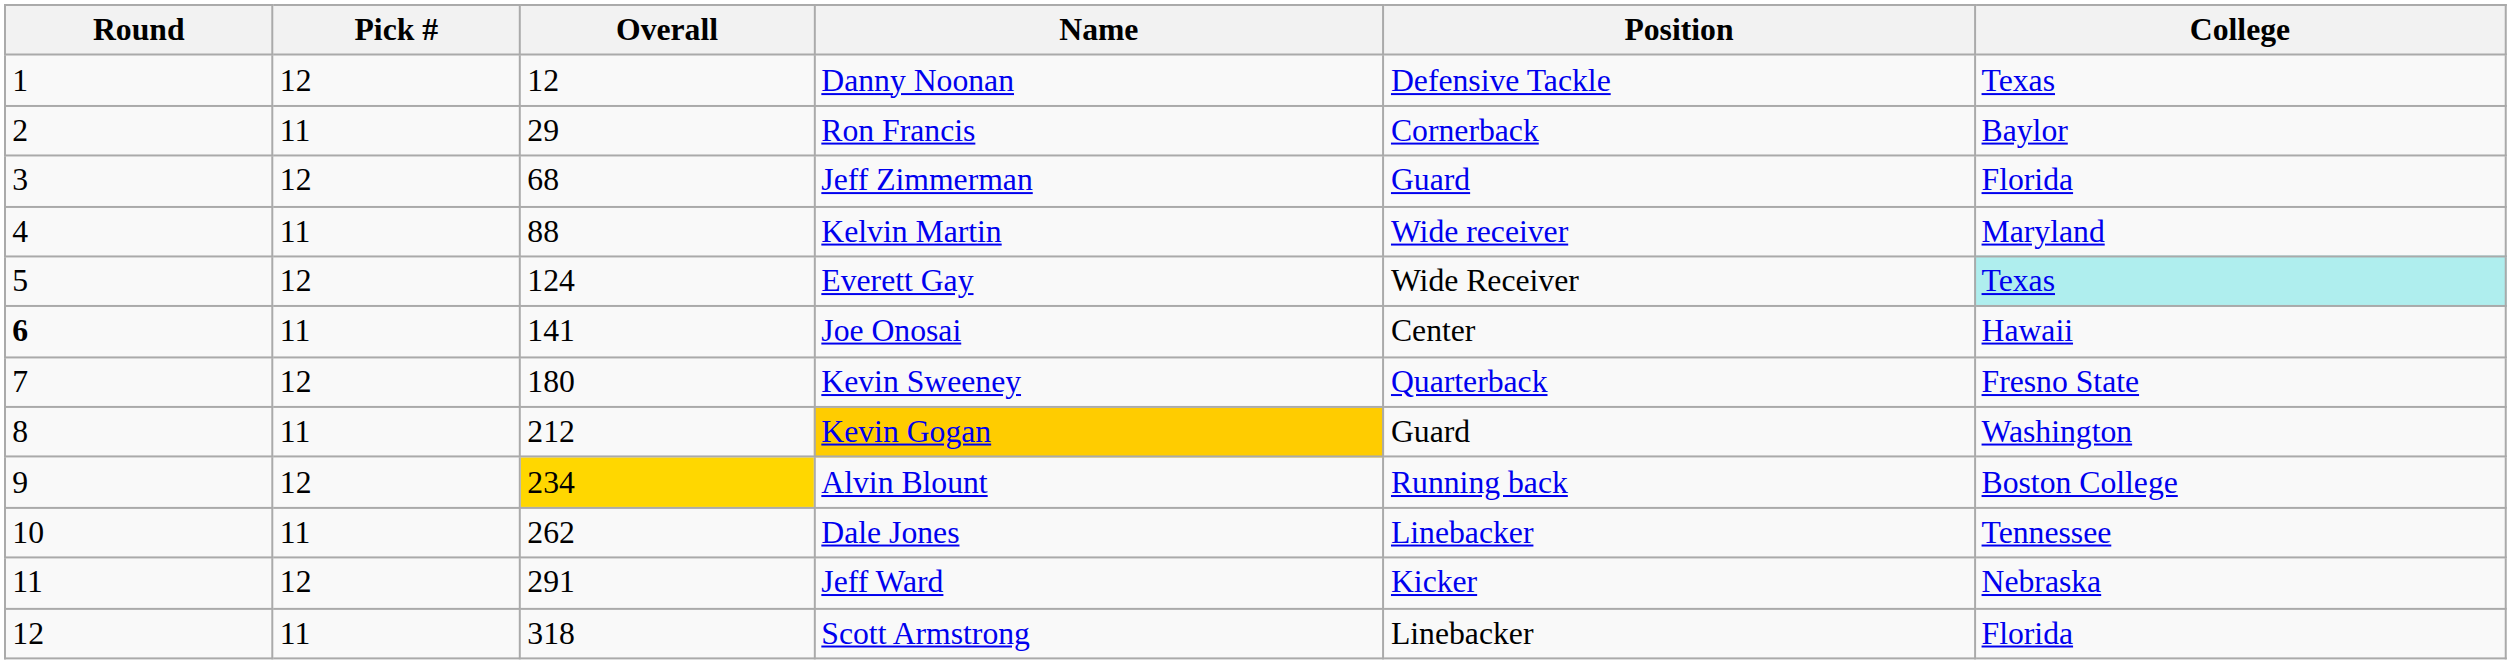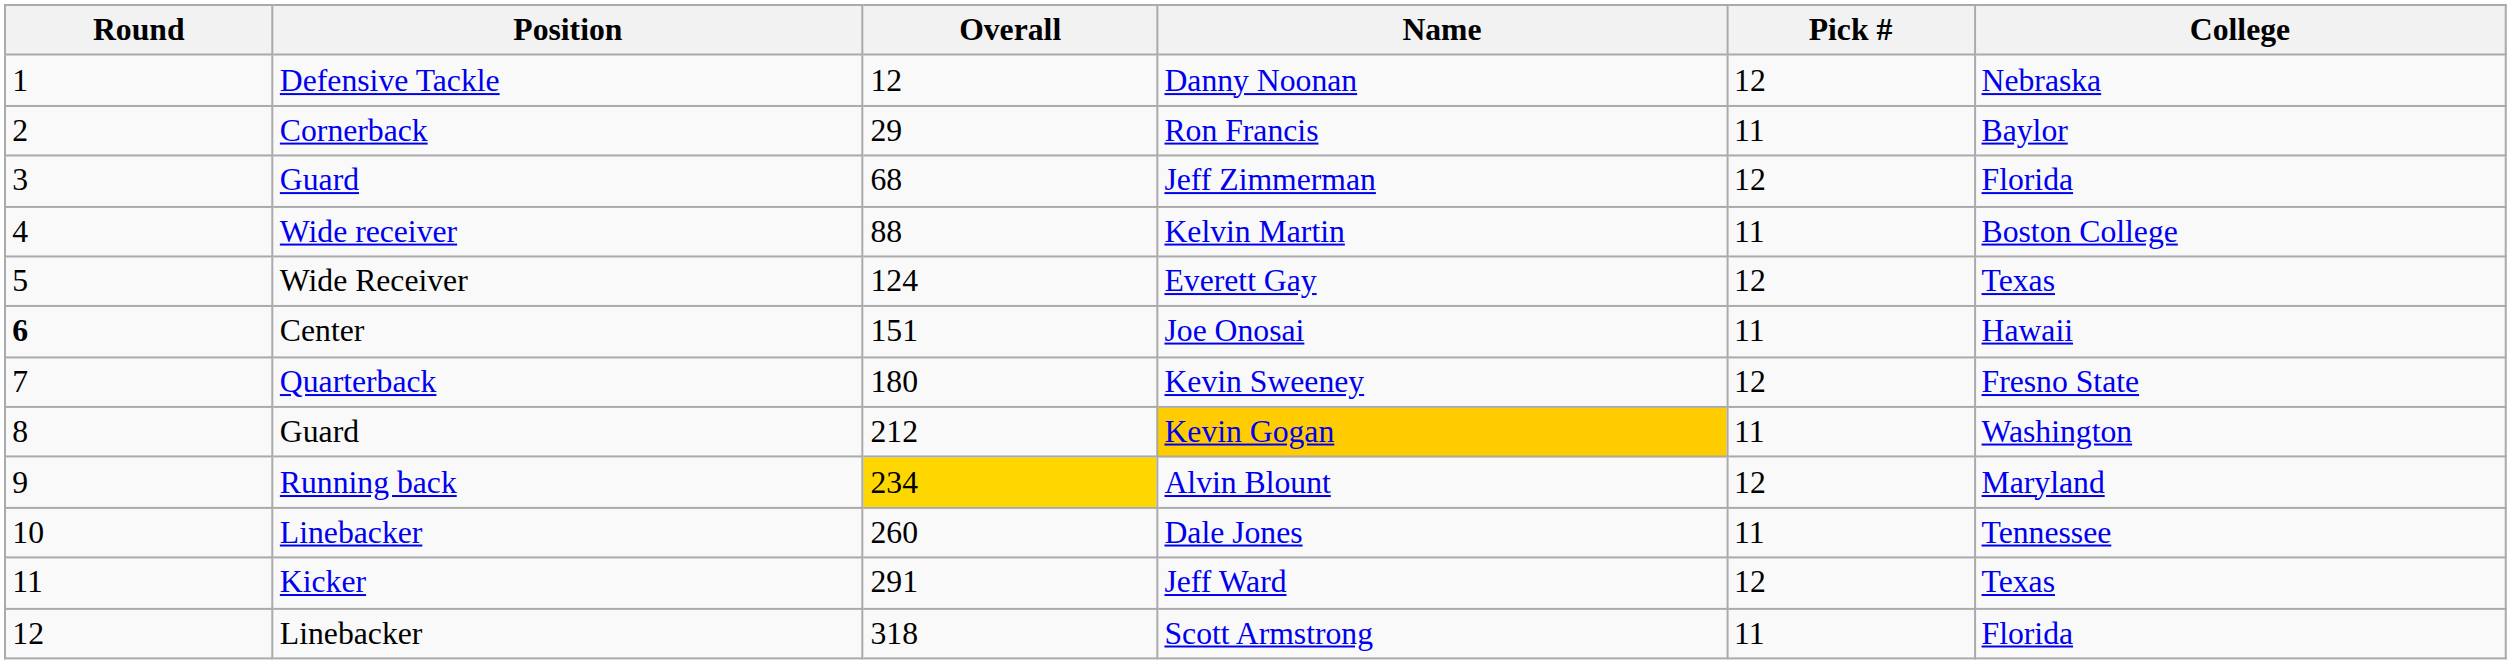columns swapped: (396, 29) <-> (1679, 29)
(2018, 79) Texas -> (2041, 79) Nebraska
(2043, 230) Maryland -> (2080, 230) Boston College
(2018, 280) paleturquoise background -> (2018, 280) no background
(551, 331) 141 -> (894, 331) 151
(2080, 481) Boston College -> (2043, 481) Maryland
(551, 532) 262 -> (894, 532) 260
(2041, 582) Nebraska -> (2018, 582) Texas
